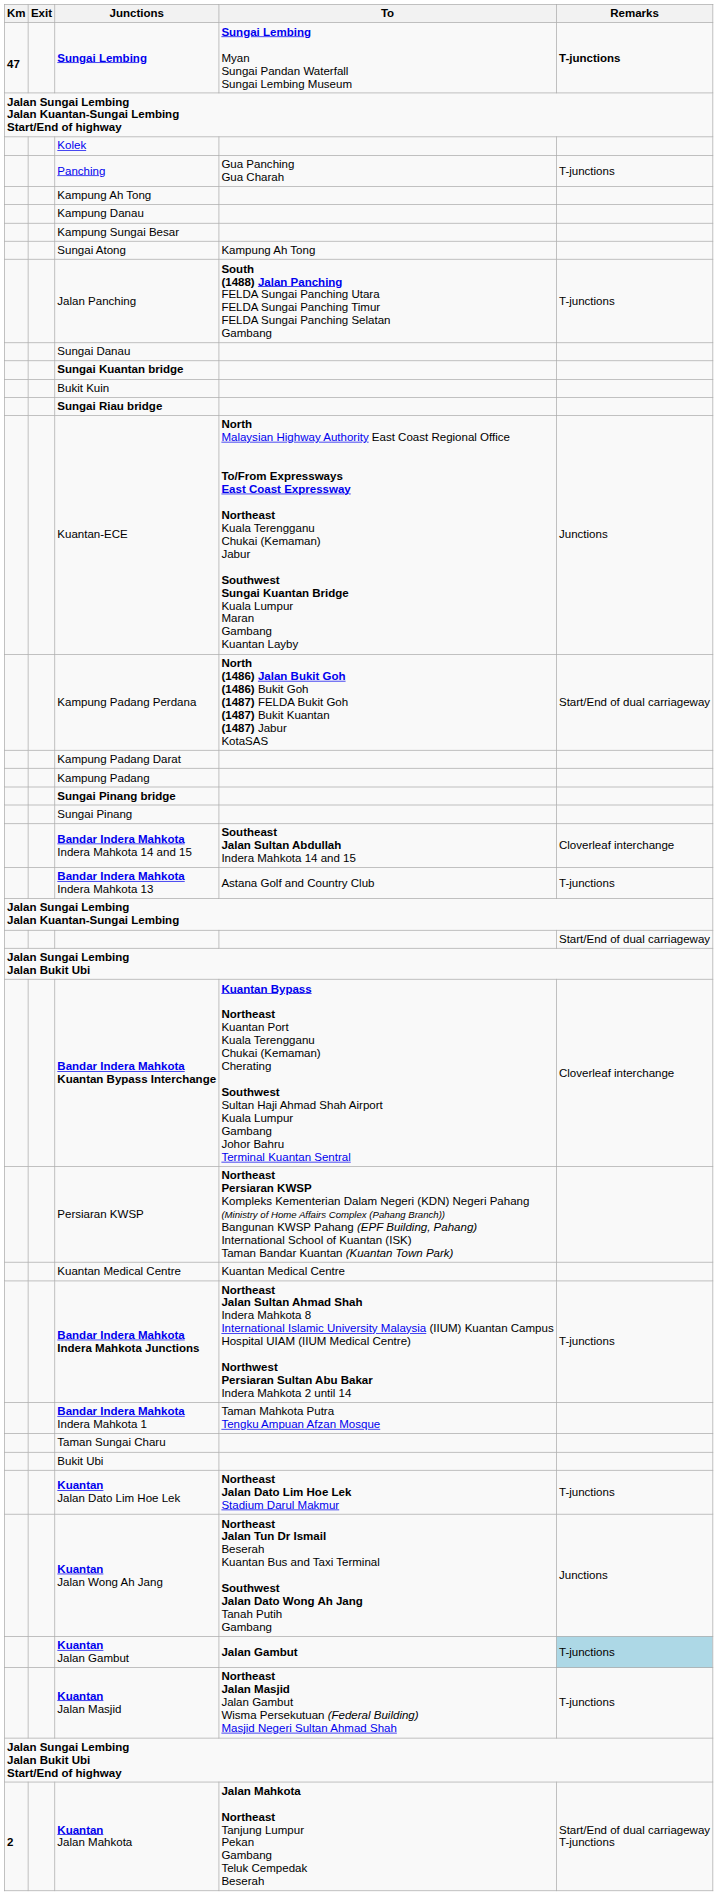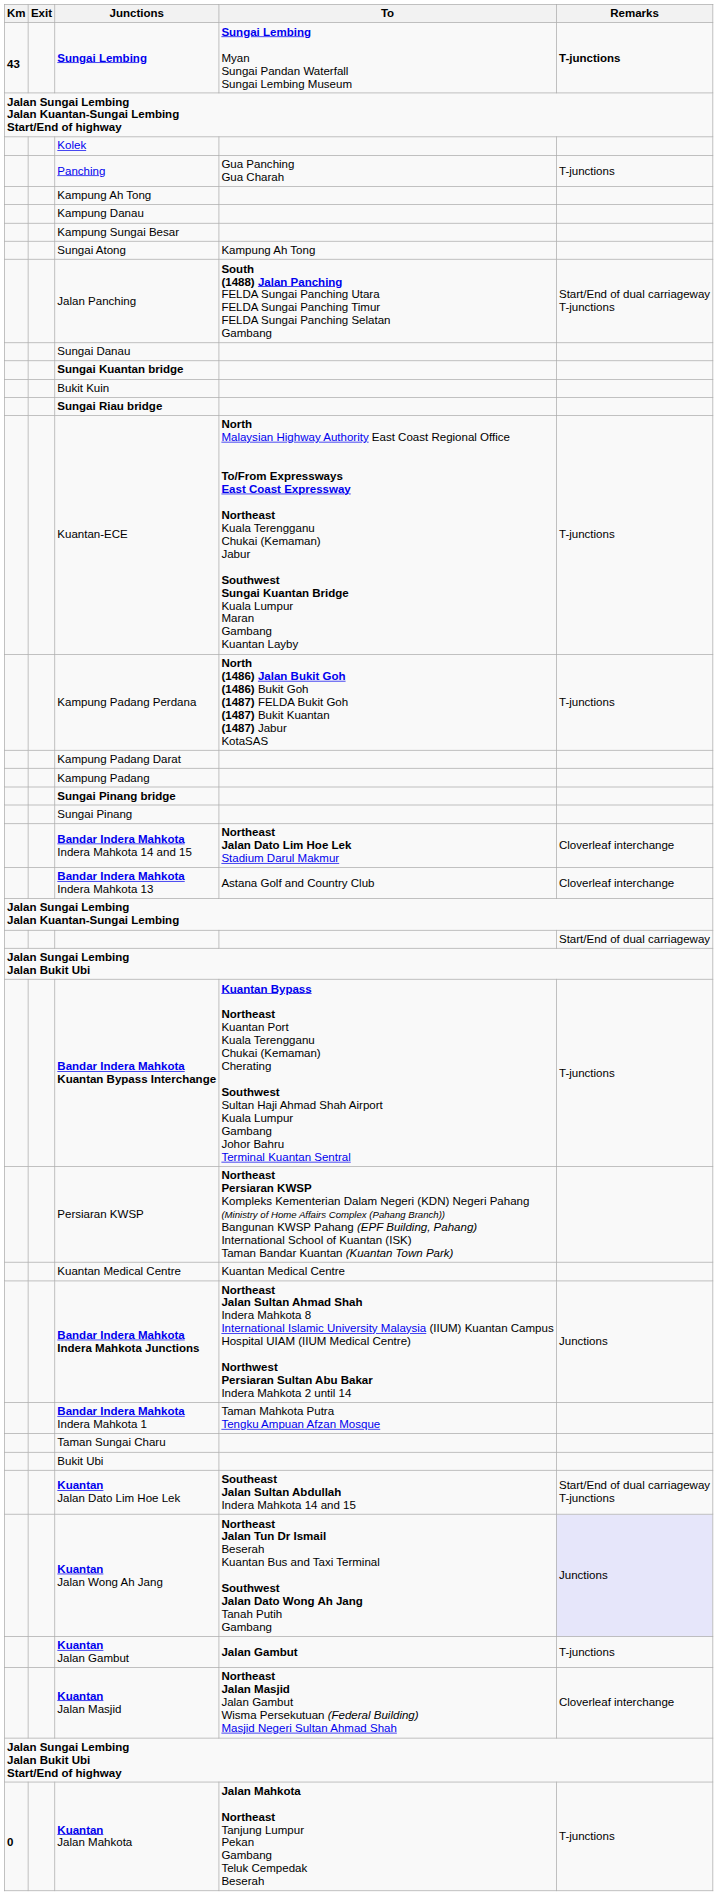(13, 64) 47 -> (13, 64) 43
(587, 301) T-junctions -> (635, 301) Start/End of dual carriageway T-junctions
(583, 535) Junctions -> (587, 535) T-junctions
(635, 702) Start/End of dual carriageway -> (587, 702) T-junctions
(289, 845) Southeast Jalan Sultan Abdullah Indera Mahkota 14 and 15 -> (286, 845) Northeast Jalan Dato Lim Hoe Lek Stadium Darul Makmur
(587, 883) T-junctions -> (617, 883) Cloverleaf interchange
(617, 1073) Cloverleaf interchange -> (587, 1073) T-junctions
(587, 1341) T-junctions -> (583, 1341) Junctions
(286, 1492) Northeast Jalan Dato Lim Hoe Lek Stadium Darul Makmur -> (289, 1492) Southeast Jalan Sultan Abdullah Indera Mahkota 14 and 15
(587, 1492) T-junctions -> (635, 1492) Start/End of dual carriageway T-junctions
(583, 1575) no background -> (583, 1575) lavender background
(587, 1652) lightblue background -> (587, 1652) no background
(587, 1702) T-junctions -> (617, 1702) Cloverleaf interchange
(10, 1843) 2 -> (10, 1843) 0
(635, 1836) Start/End of dual carriageway T-junctions -> (587, 1836) T-junctions
